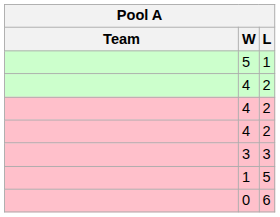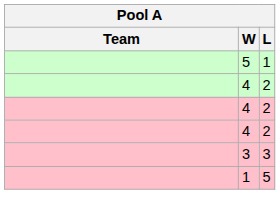- row: (246, 200)
